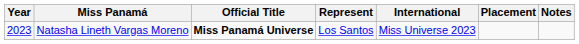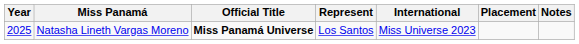(19, 30) 2023 -> (19, 30) 2025
